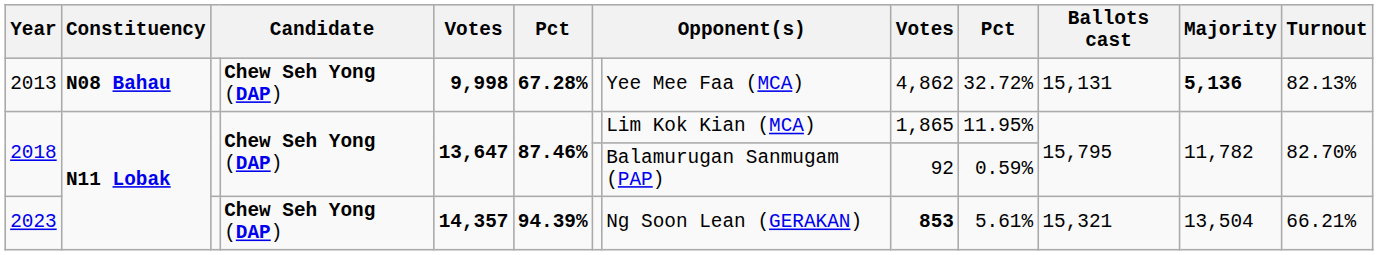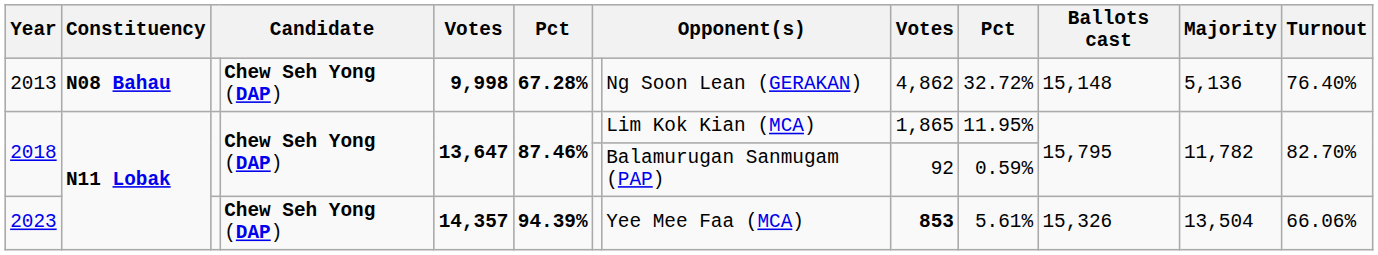(705, 85) Yee Mee Faa (MCA) -> (734, 85) Ng Soon Lean (GERAKAN)
(1077, 85) 15,131 -> (1077, 85) 15,148
(1213, 85) bold -> (1213, 85) normal
(1321, 85) 82.13% -> (1321, 85) 76.40%
(734, 223) Ng Soon Lean (GERAKAN) -> (705, 223) Yee Mee Faa (MCA)
(1077, 223) 15,321 -> (1077, 223) 15,326
(1321, 223) 66.21% -> (1321, 223) 66.06%
